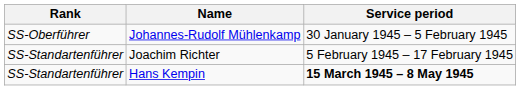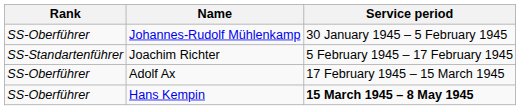+ row: (152, 74)
(65, 74) SS-Standartenführer -> (48, 94) SS-Oberführer
